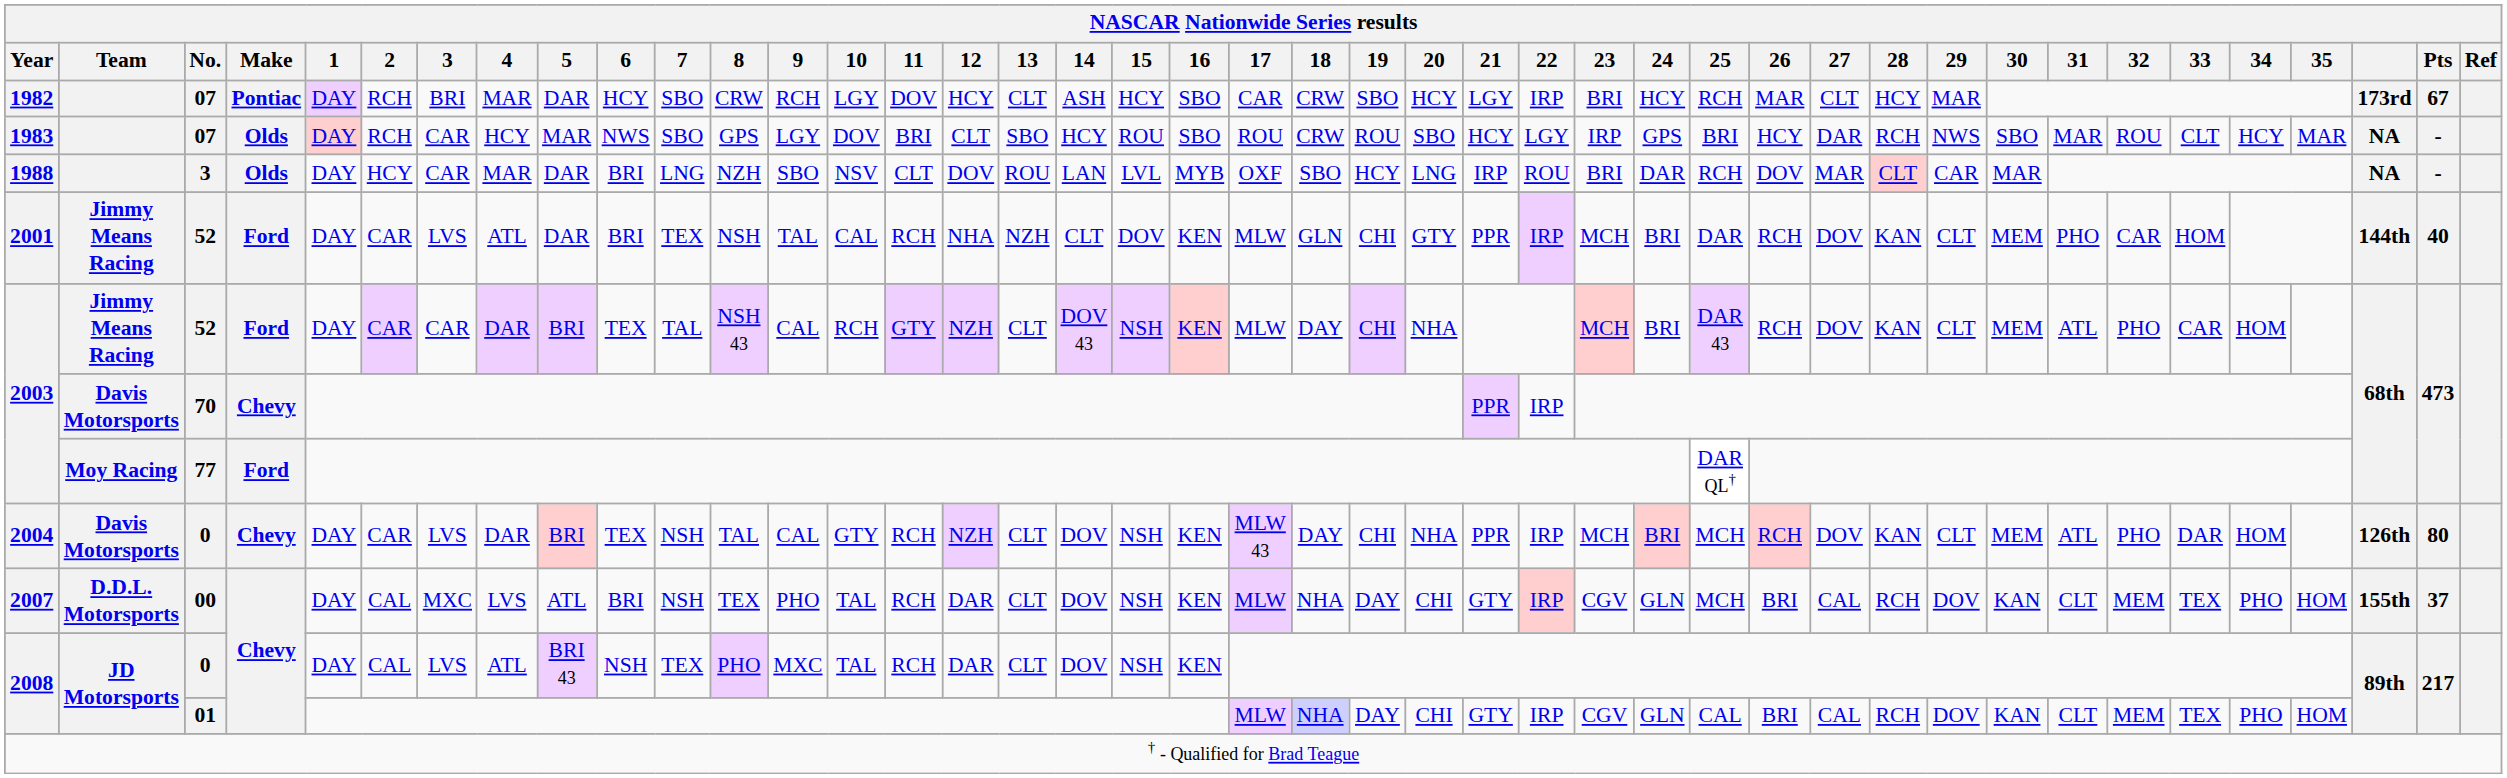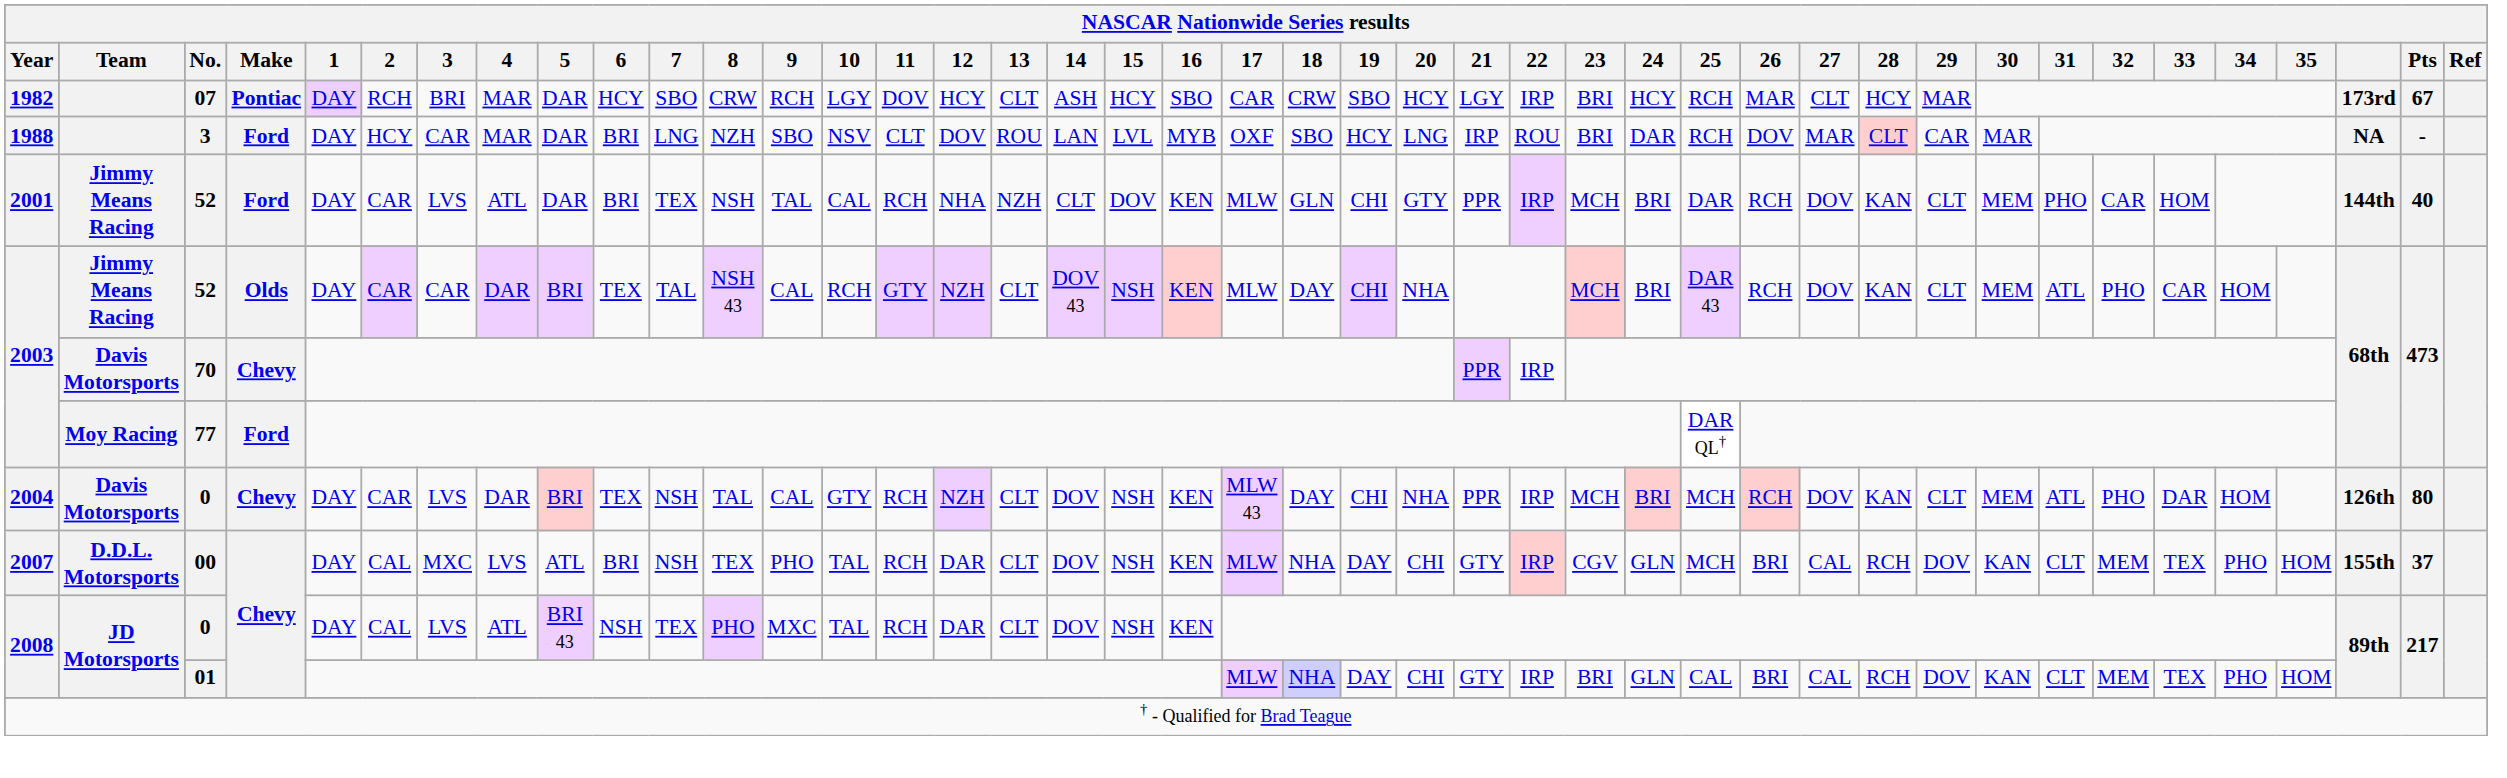- row: (32, 135)
(266, 172) Olds -> (266, 135) Ford
(266, 328) Ford -> (266, 291) Olds
(1605, 715) CGV -> (1595, 678) BRI
